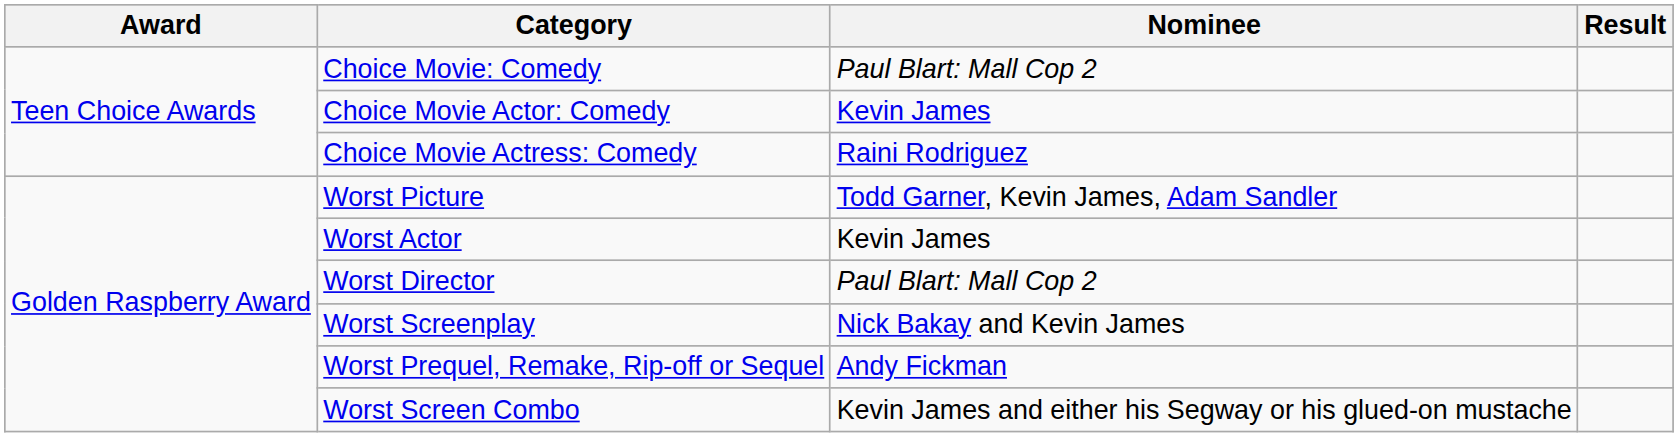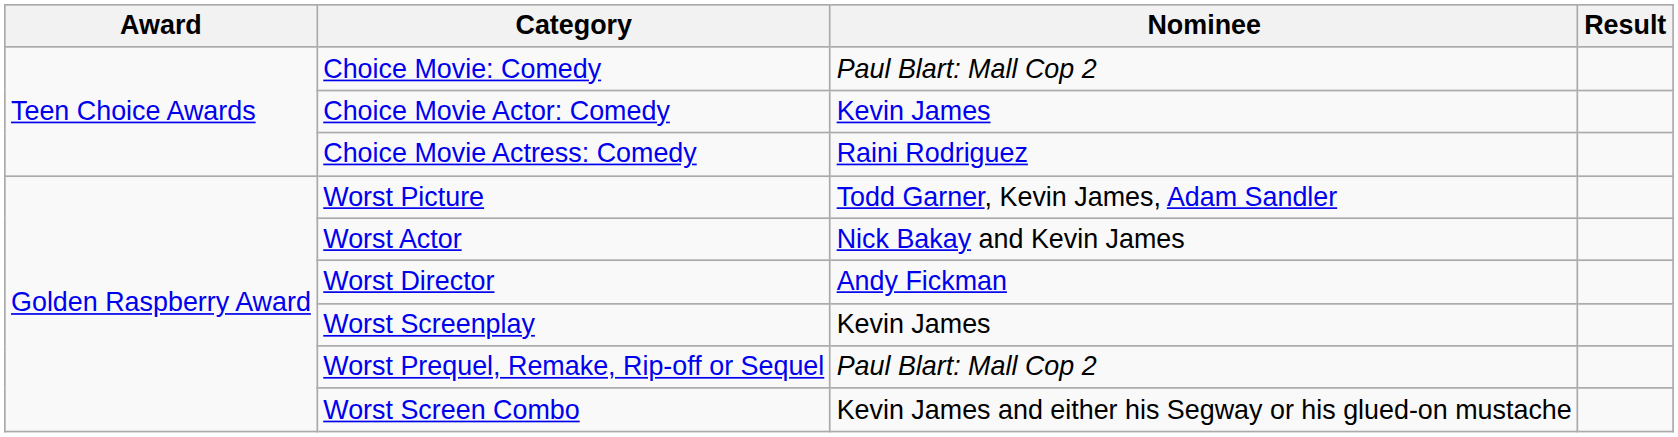(914, 238) Kevin James -> (1011, 238) Nick Bakay and Kevin James
(967, 281) Paul Blart: Mall Cop 2 -> (922, 281) Andy Fickman
(1011, 324) Nick Bakay and Kevin James -> (914, 324) Kevin James
(922, 366) Andy Fickman -> (967, 366) Paul Blart: Mall Cop 2
